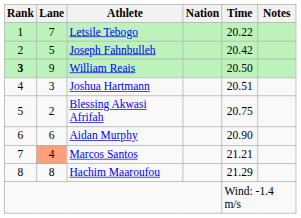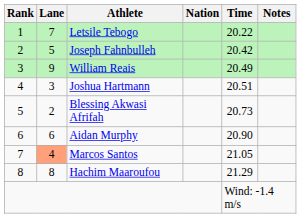(20, 68) bold -> (20, 68) normal
(240, 68) 20.50 -> (240, 68) 20.49
(240, 111) 20.75 -> (240, 111) 20.73
(240, 154) 21.21 -> (240, 154) 21.05
